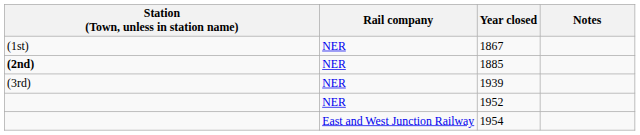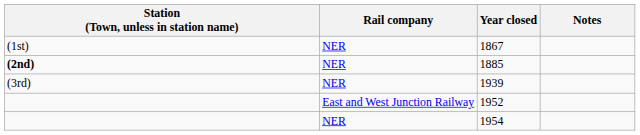(334, 102) NER -> (398, 102) East and West Junction Railway
(398, 121) East and West Junction Railway -> (334, 121) NER
